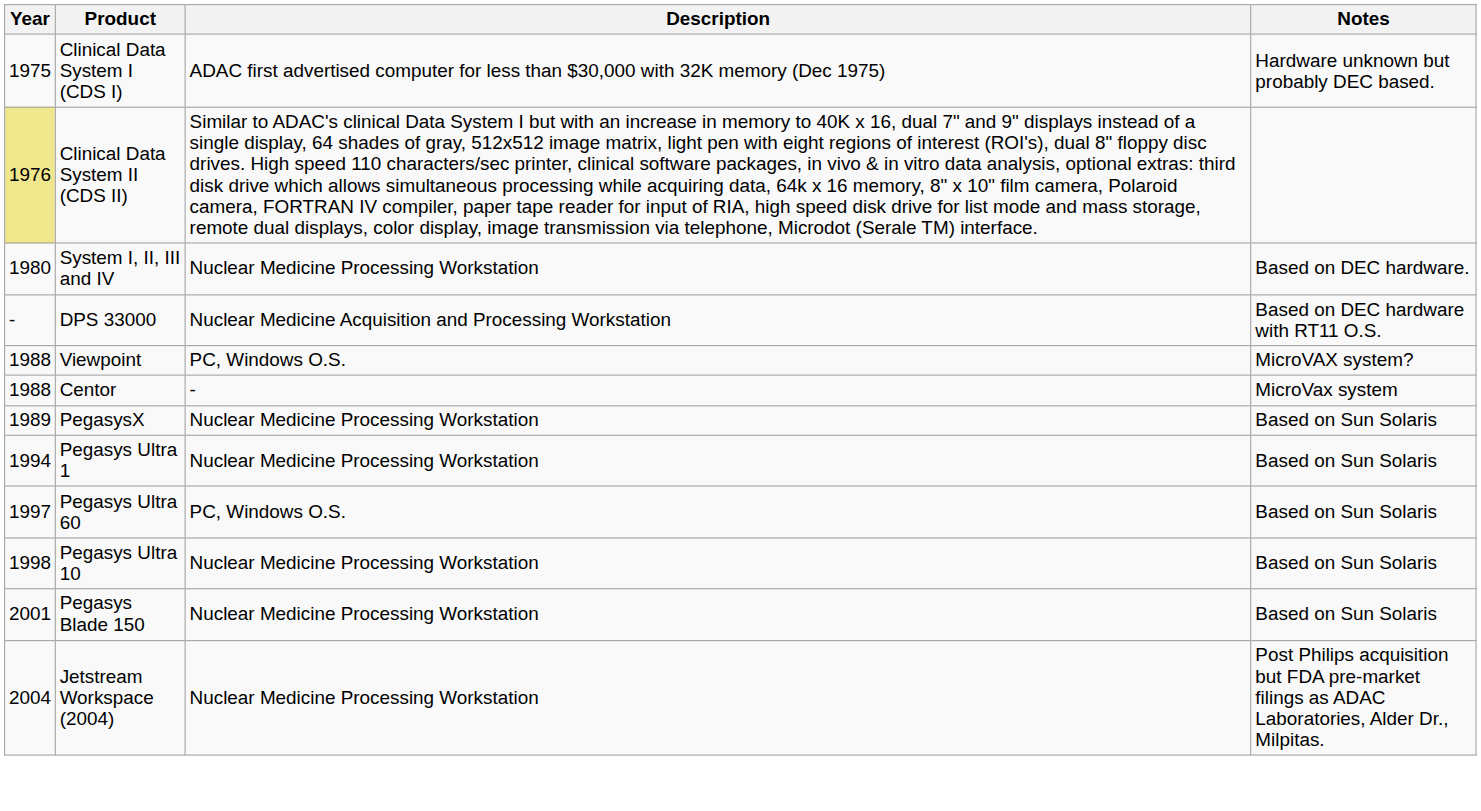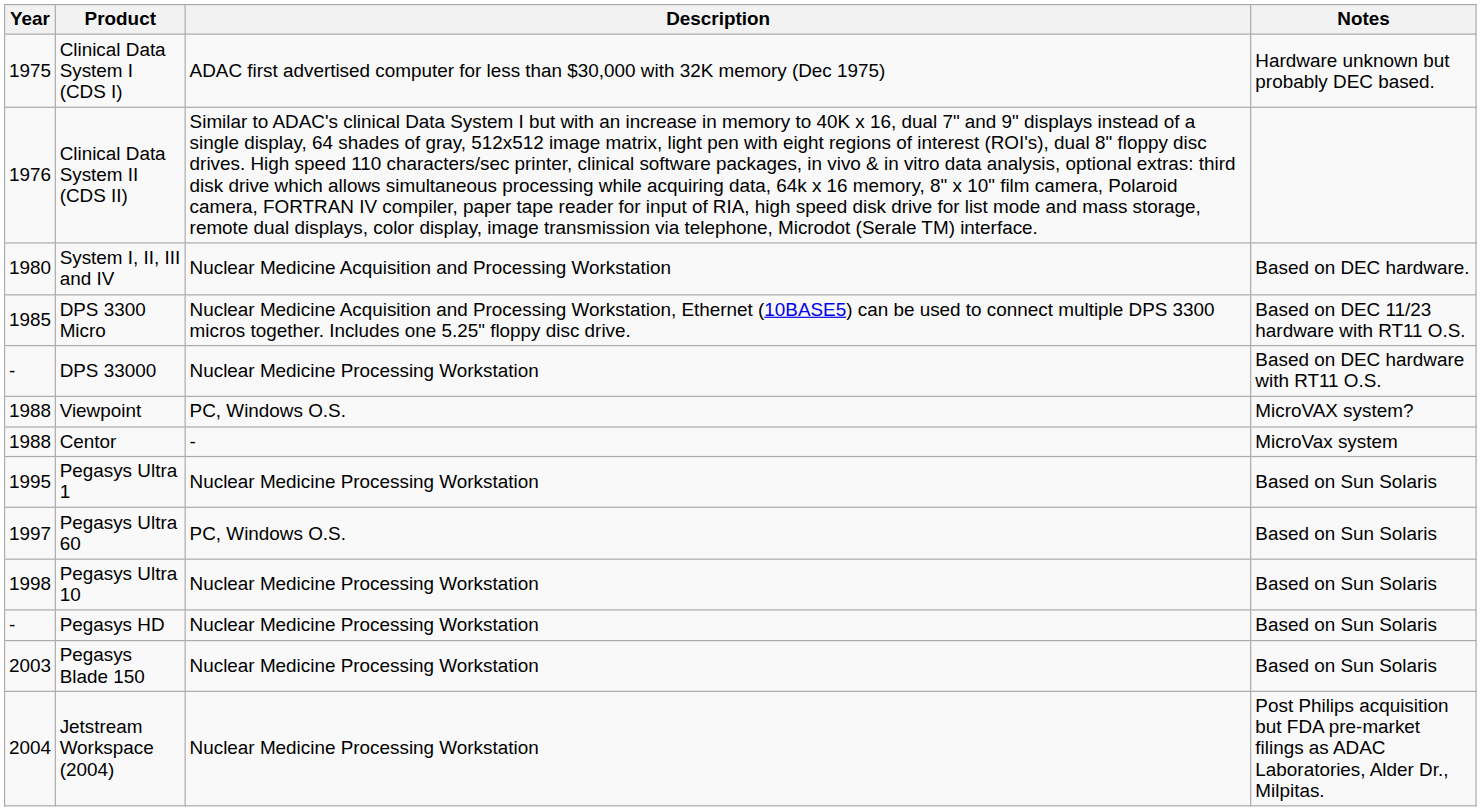(30, 174) khaki background -> (30, 174) no background
(364, 268) Nuclear Medicine Processing Workstation -> (430, 268) Nuclear Medicine Acquisition and Processing Workstation
+ row: (103, 319)
(430, 319) Nuclear Medicine Acquisition and Processing Workstation -> (364, 370) Nuclear Medicine Processing Workstation
- row: (102, 420)
(30, 460) 1994 -> (30, 482) 1995
+ row: (112, 624)
(30, 614) 2001 -> (30, 665) 2003
